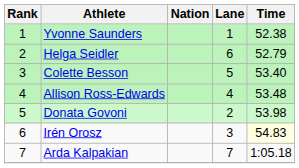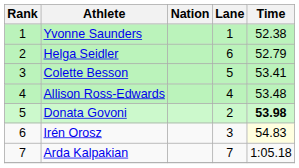(271, 73) 53.40 -> (271, 73) 53.41
(271, 113) normal -> (271, 113) bold
